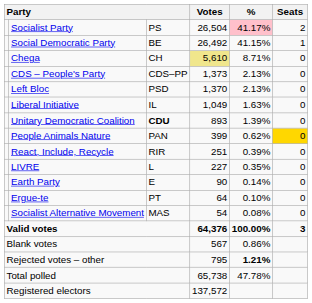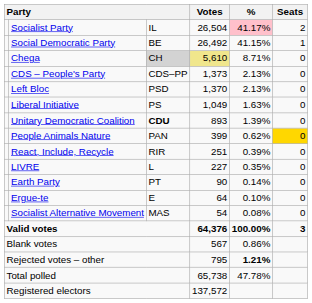(155, 27) PS -> (153, 27) IL
(156, 58) no background -> (156, 58) lightgrey background
(153, 105) IL -> (155, 105) PS
(152, 182) E -> (155, 182) PT
(155, 197) PT -> (152, 197) E
